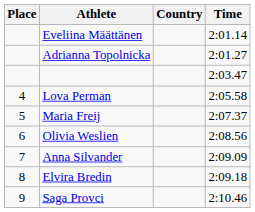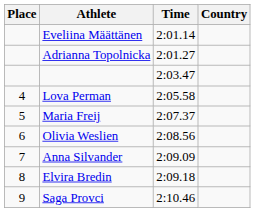columns swapped: (179, 14) <-> (228, 14)
